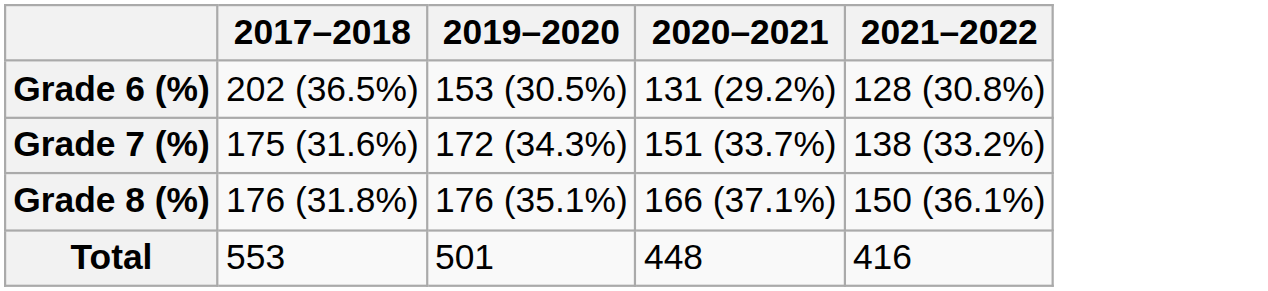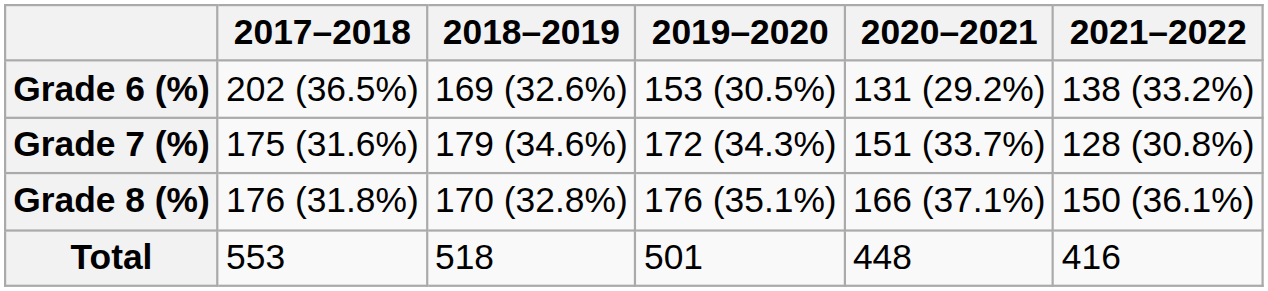+ column: (531, 32)
(949, 88) 128 (30.8%) -> (1158, 88) 138 (33.2%)
(949, 144) 138 (33.2%) -> (1158, 144) 128 (30.8%)
